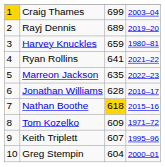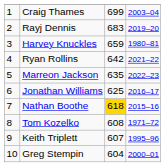(9, 12) gold background -> (9, 12) no background
(116, 28) 689 -> (116, 28) 683
(116, 59) 641 -> (116, 59) 642
(116, 91) 628 -> (116, 91) 625
(116, 122) 609 -> (116, 122) 608
